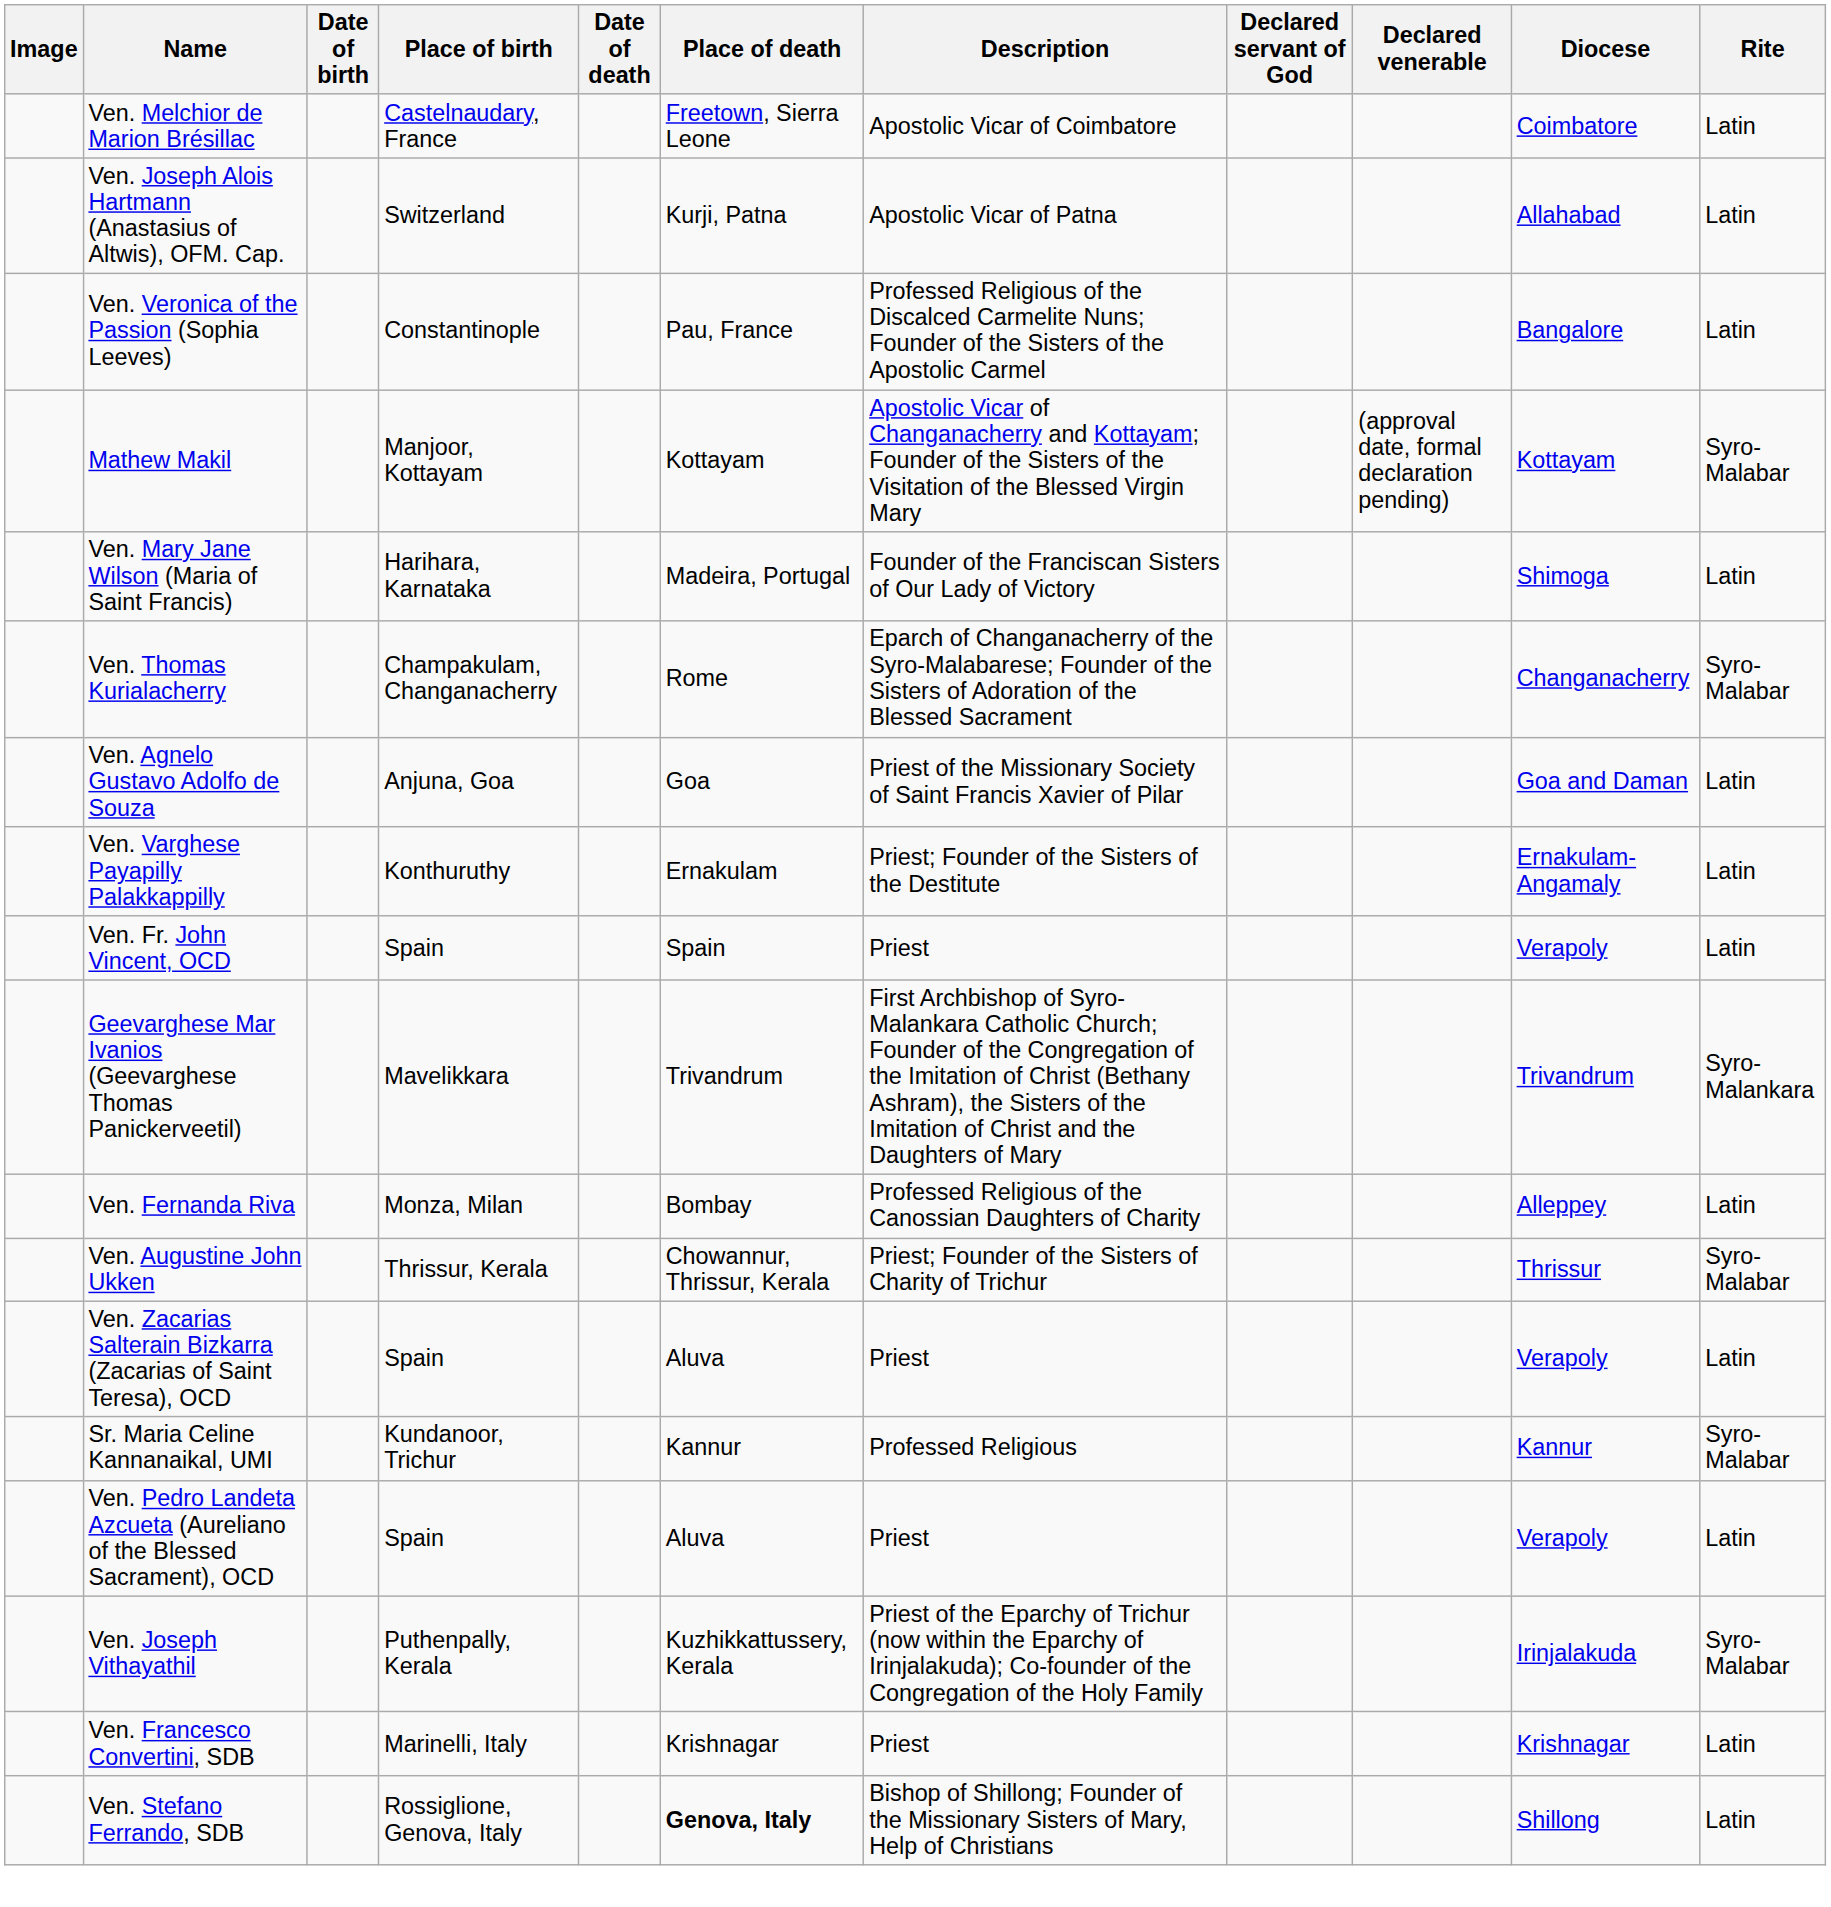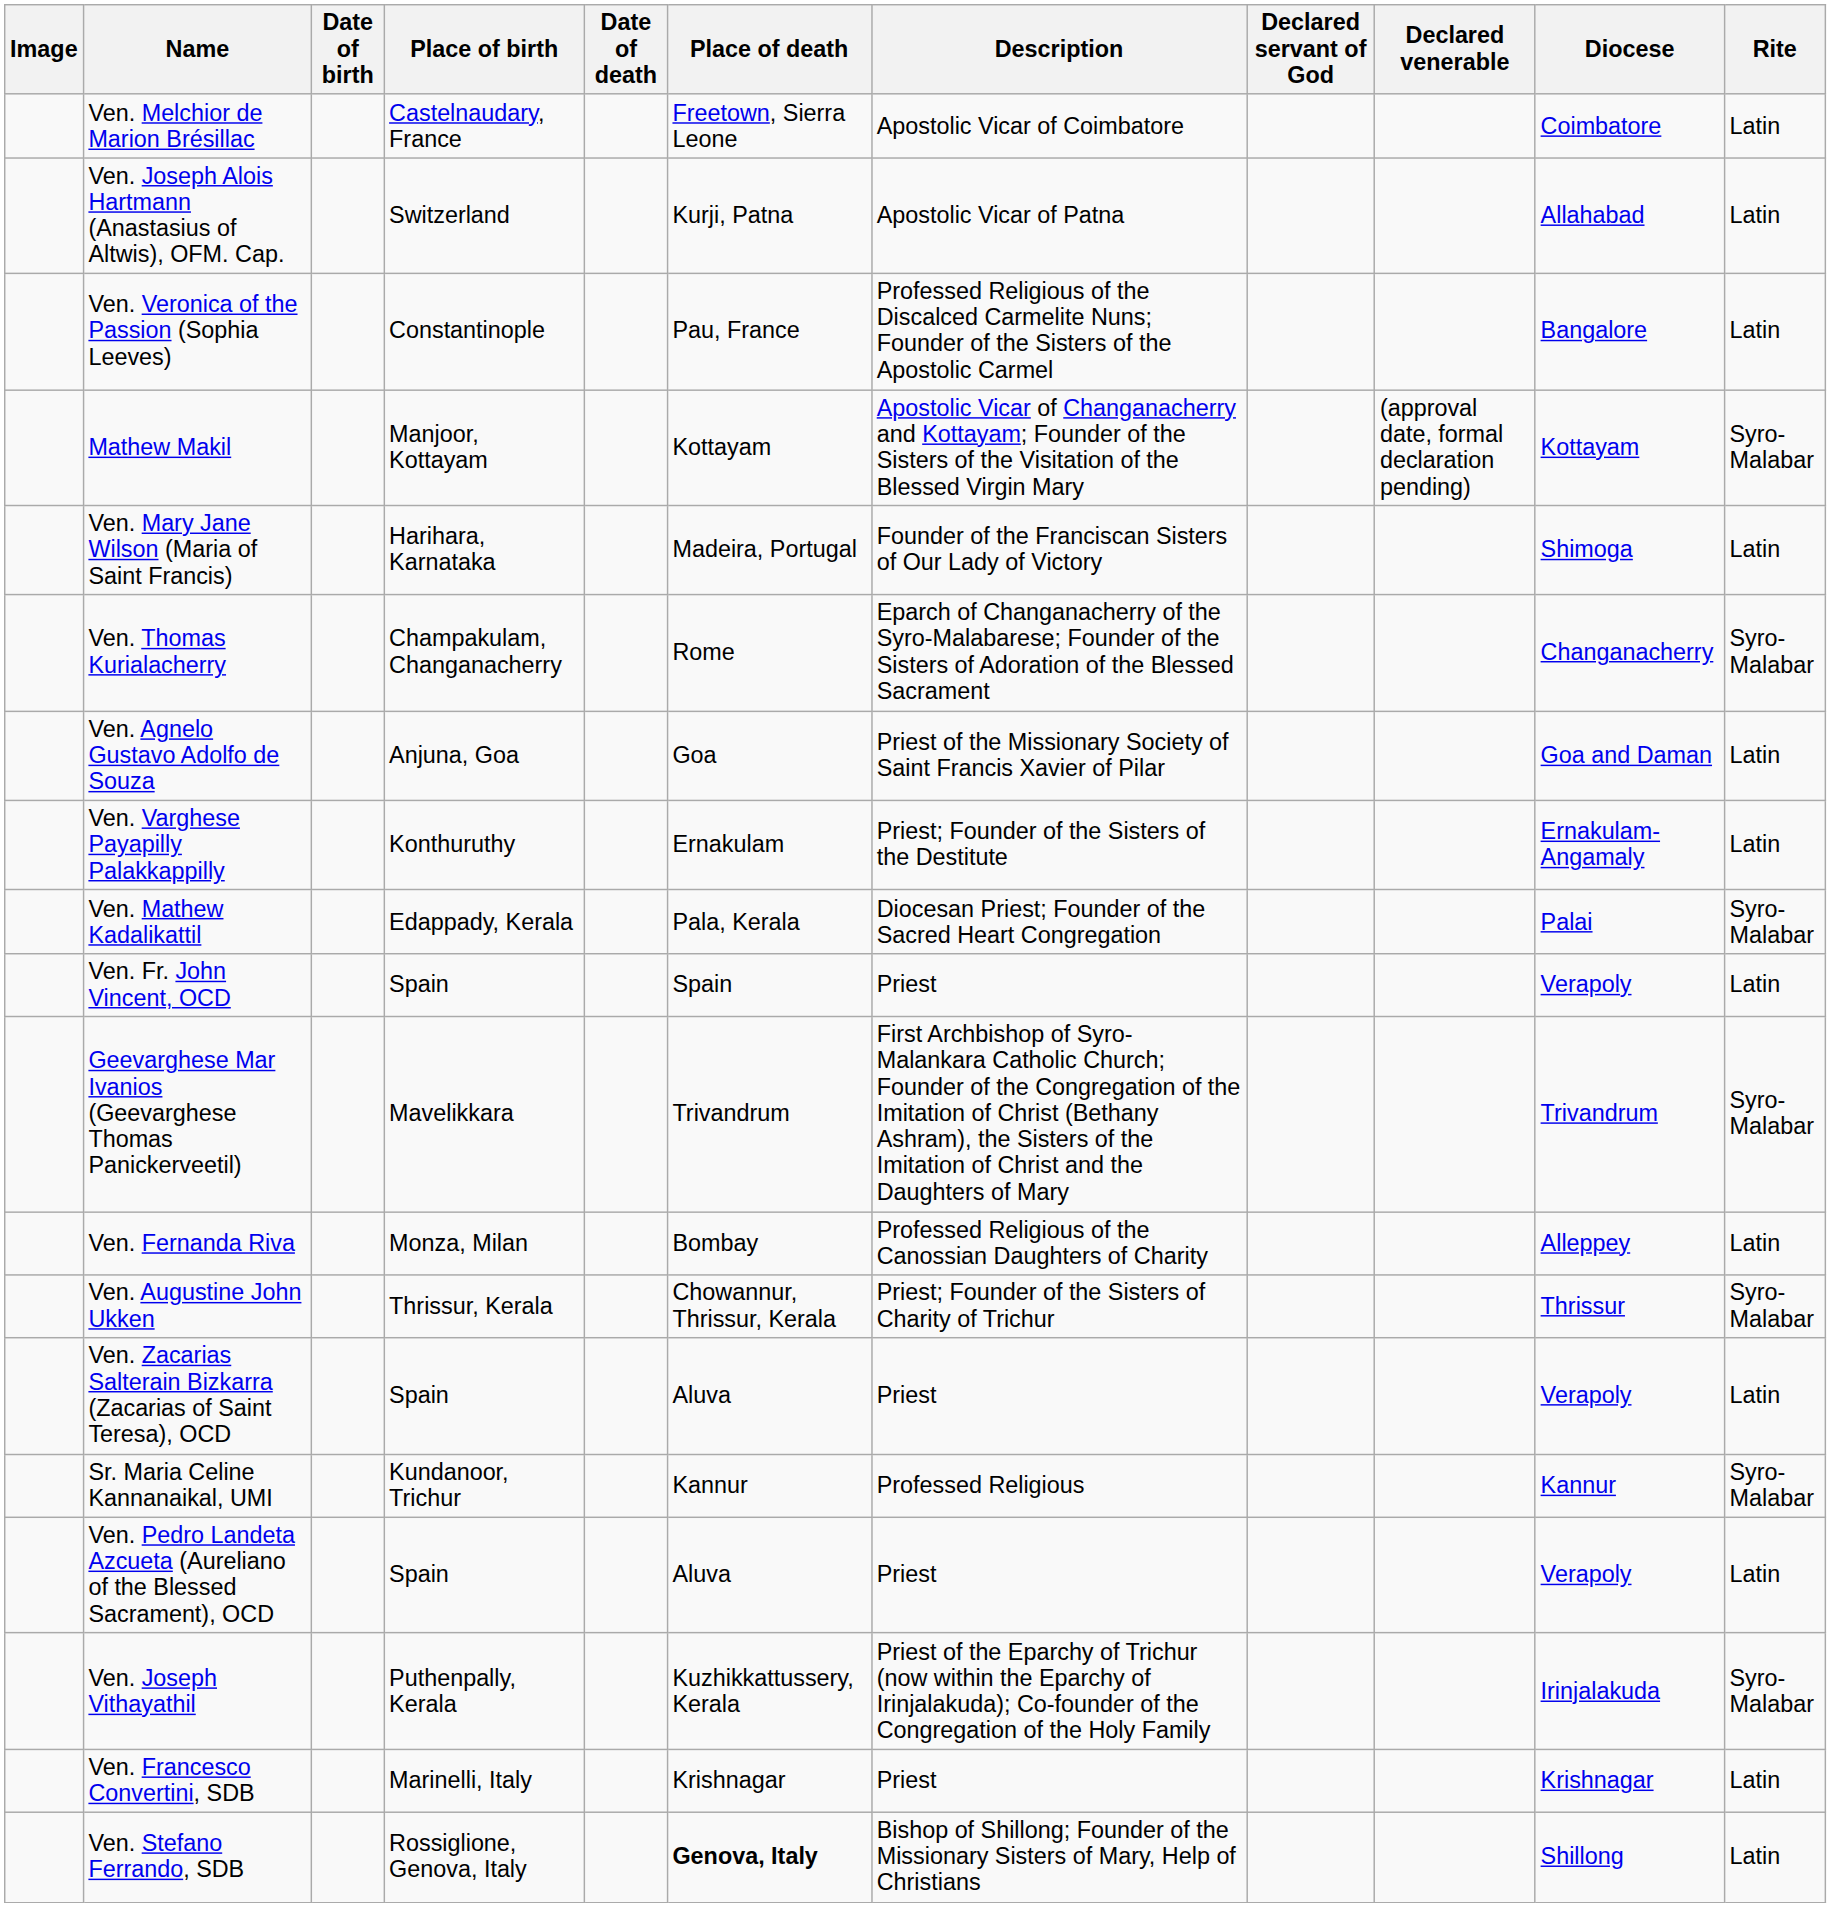+ row: (156, 921)
(1760, 1076) Syro-Malankara -> (1772, 1113) Syro-Malabar
